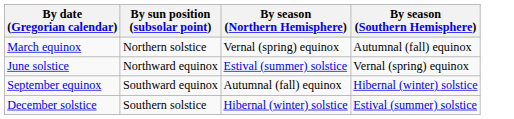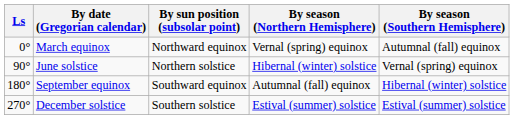+ column: (19, 20)
(165, 47) Northern solstice -> (199, 47) Northward equinox
(170, 66) Northward equinox -> (193, 66) Northern solstice
(285, 66) Estival (summer) solstice -> (314, 66) Hibernal (winter) solstice
(286, 104) Hibernal (winter) solstice -> (314, 104) Estival (summer) solstice
